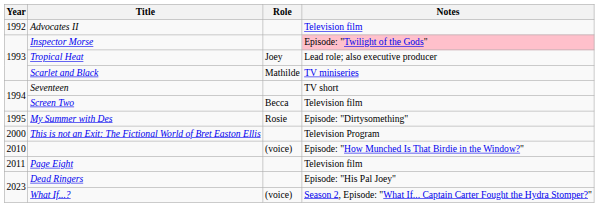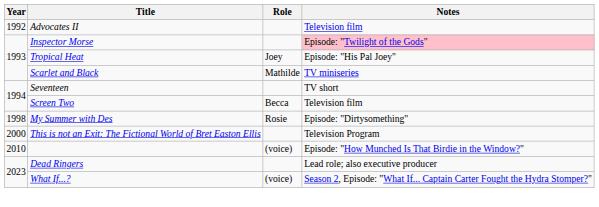(371, 57) Lead role; also executive producer -> (350, 57) Episode: "His Pal Joey"
(16, 118) 1995 -> (16, 118) 1998
- row: (52, 164)
(350, 179) Episode: "His Pal Joey" -> (371, 164) Lead role; also executive producer
